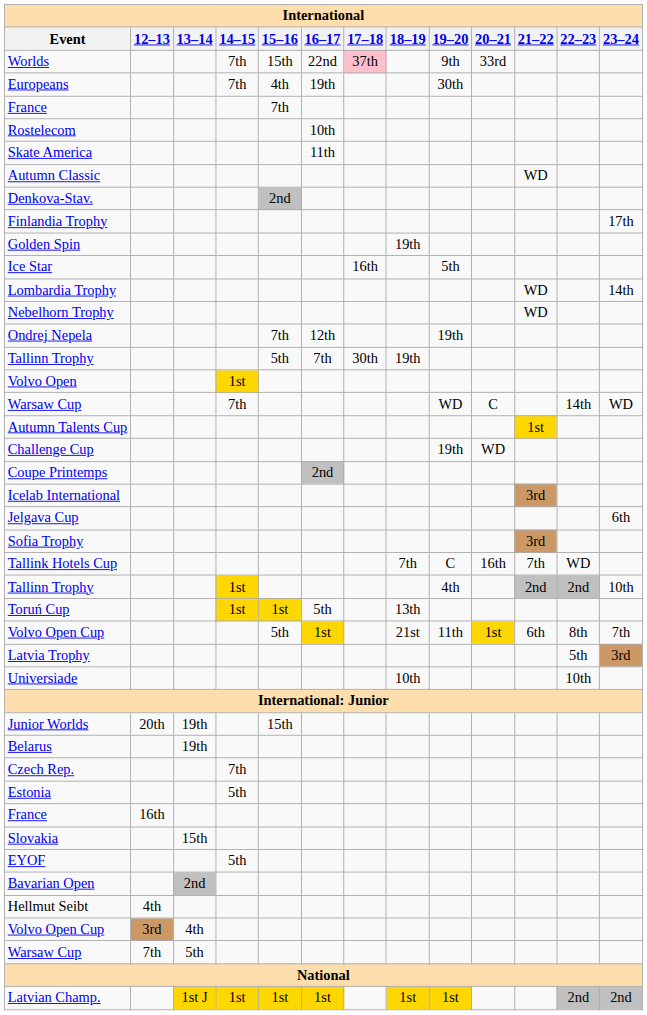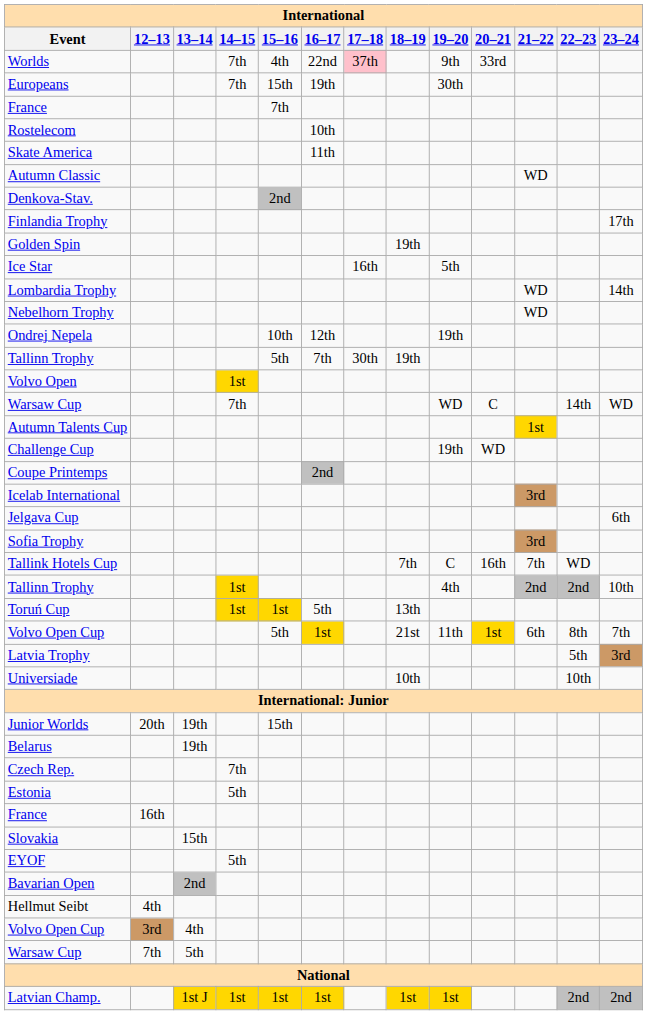(280, 61) 15th -> (280, 61) 4th
(280, 84) 4th -> (280, 84) 15th
(280, 335) 7th -> (280, 335) 10th
